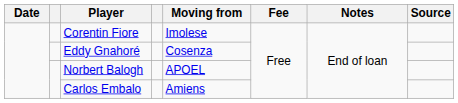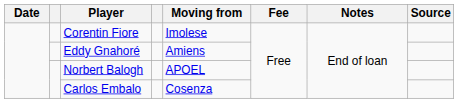(189, 51) Cosenza -> (185, 51) Amiens
(185, 88) Amiens -> (189, 88) Cosenza
